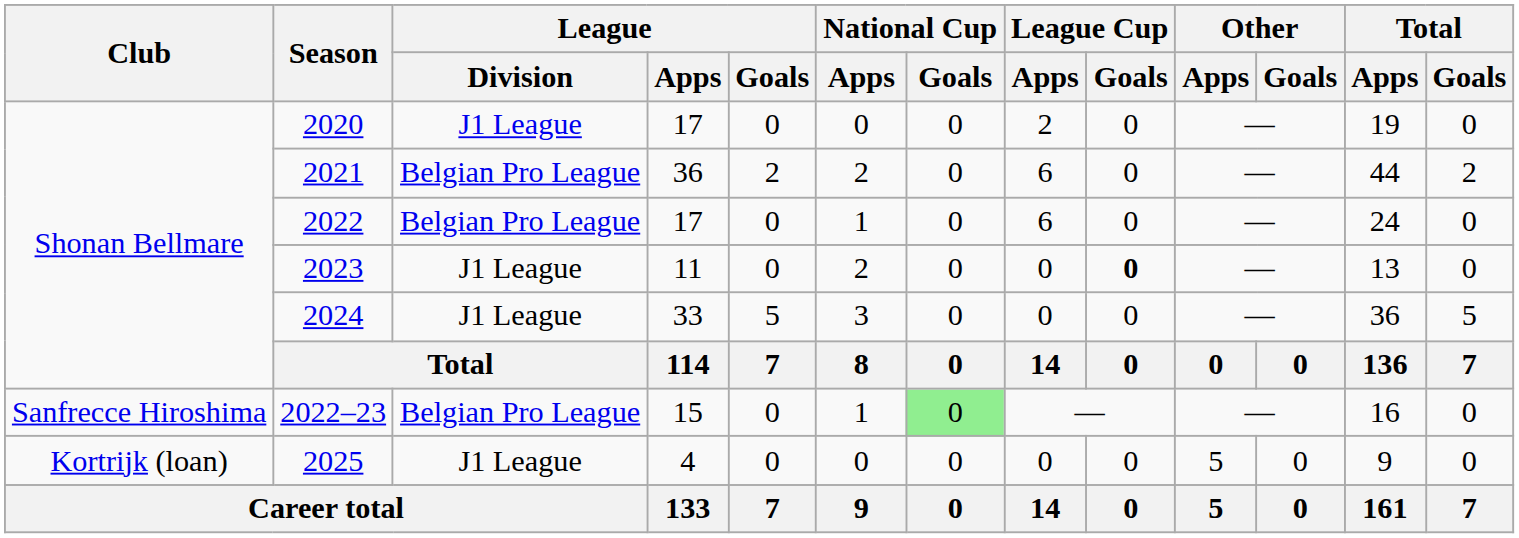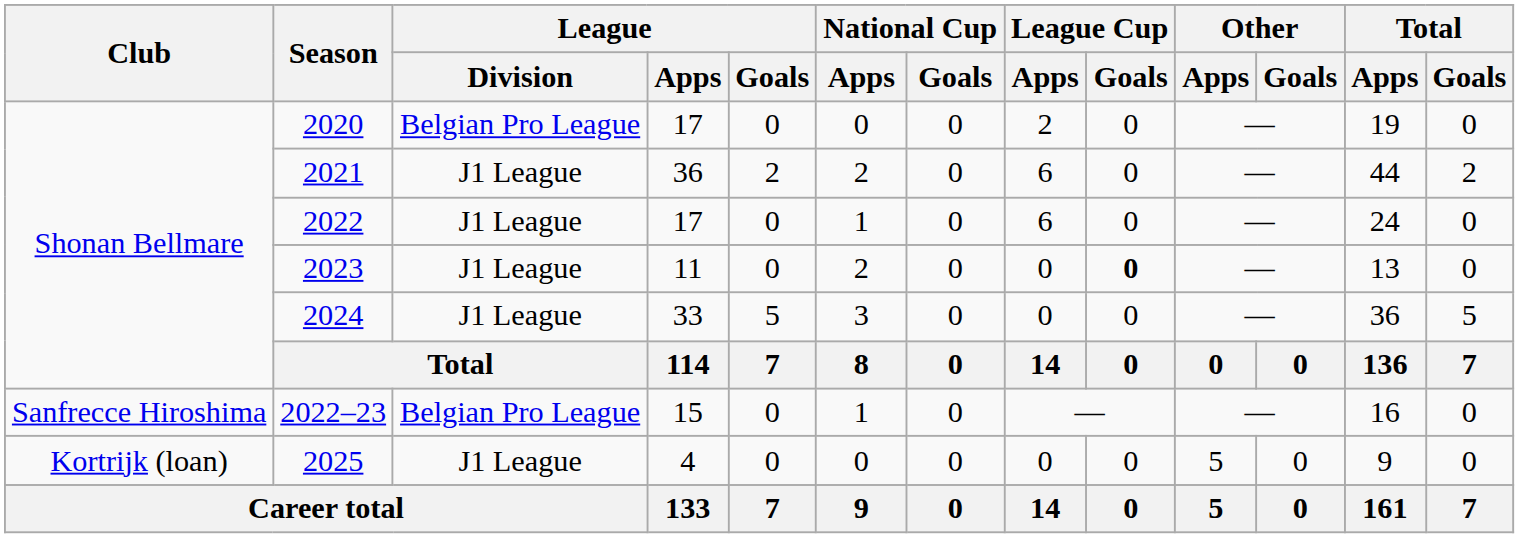(520, 124) J1 League -> (520, 124) Belgian Pro League
(520, 172) Belgian Pro League -> (520, 172) J1 League
(520, 220) Belgian Pro League -> (520, 220) J1 League
(955, 412) lightgreen background -> (955, 412) no background
